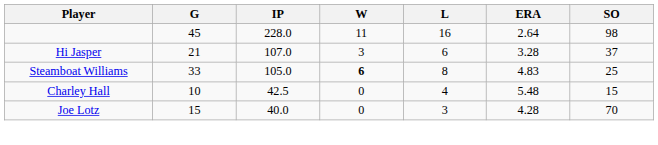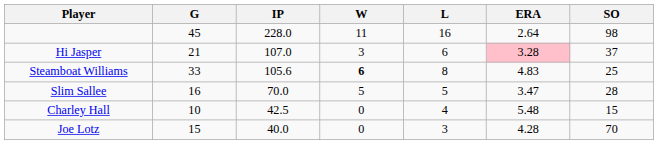(528, 52) no background -> (528, 52) pink background
(278, 71) 105.0 -> (278, 71) 105.6
+ row: (79, 91)
